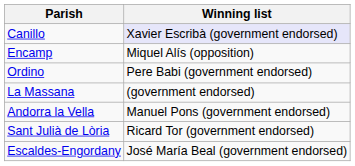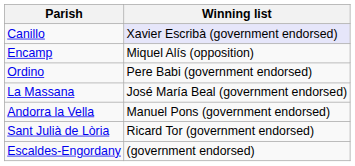(191, 92) (government endorsed) -> (237, 92) José María Beal (government endorsed)
(237, 151) José María Beal (government endorsed) -> (191, 151) (government endorsed)
